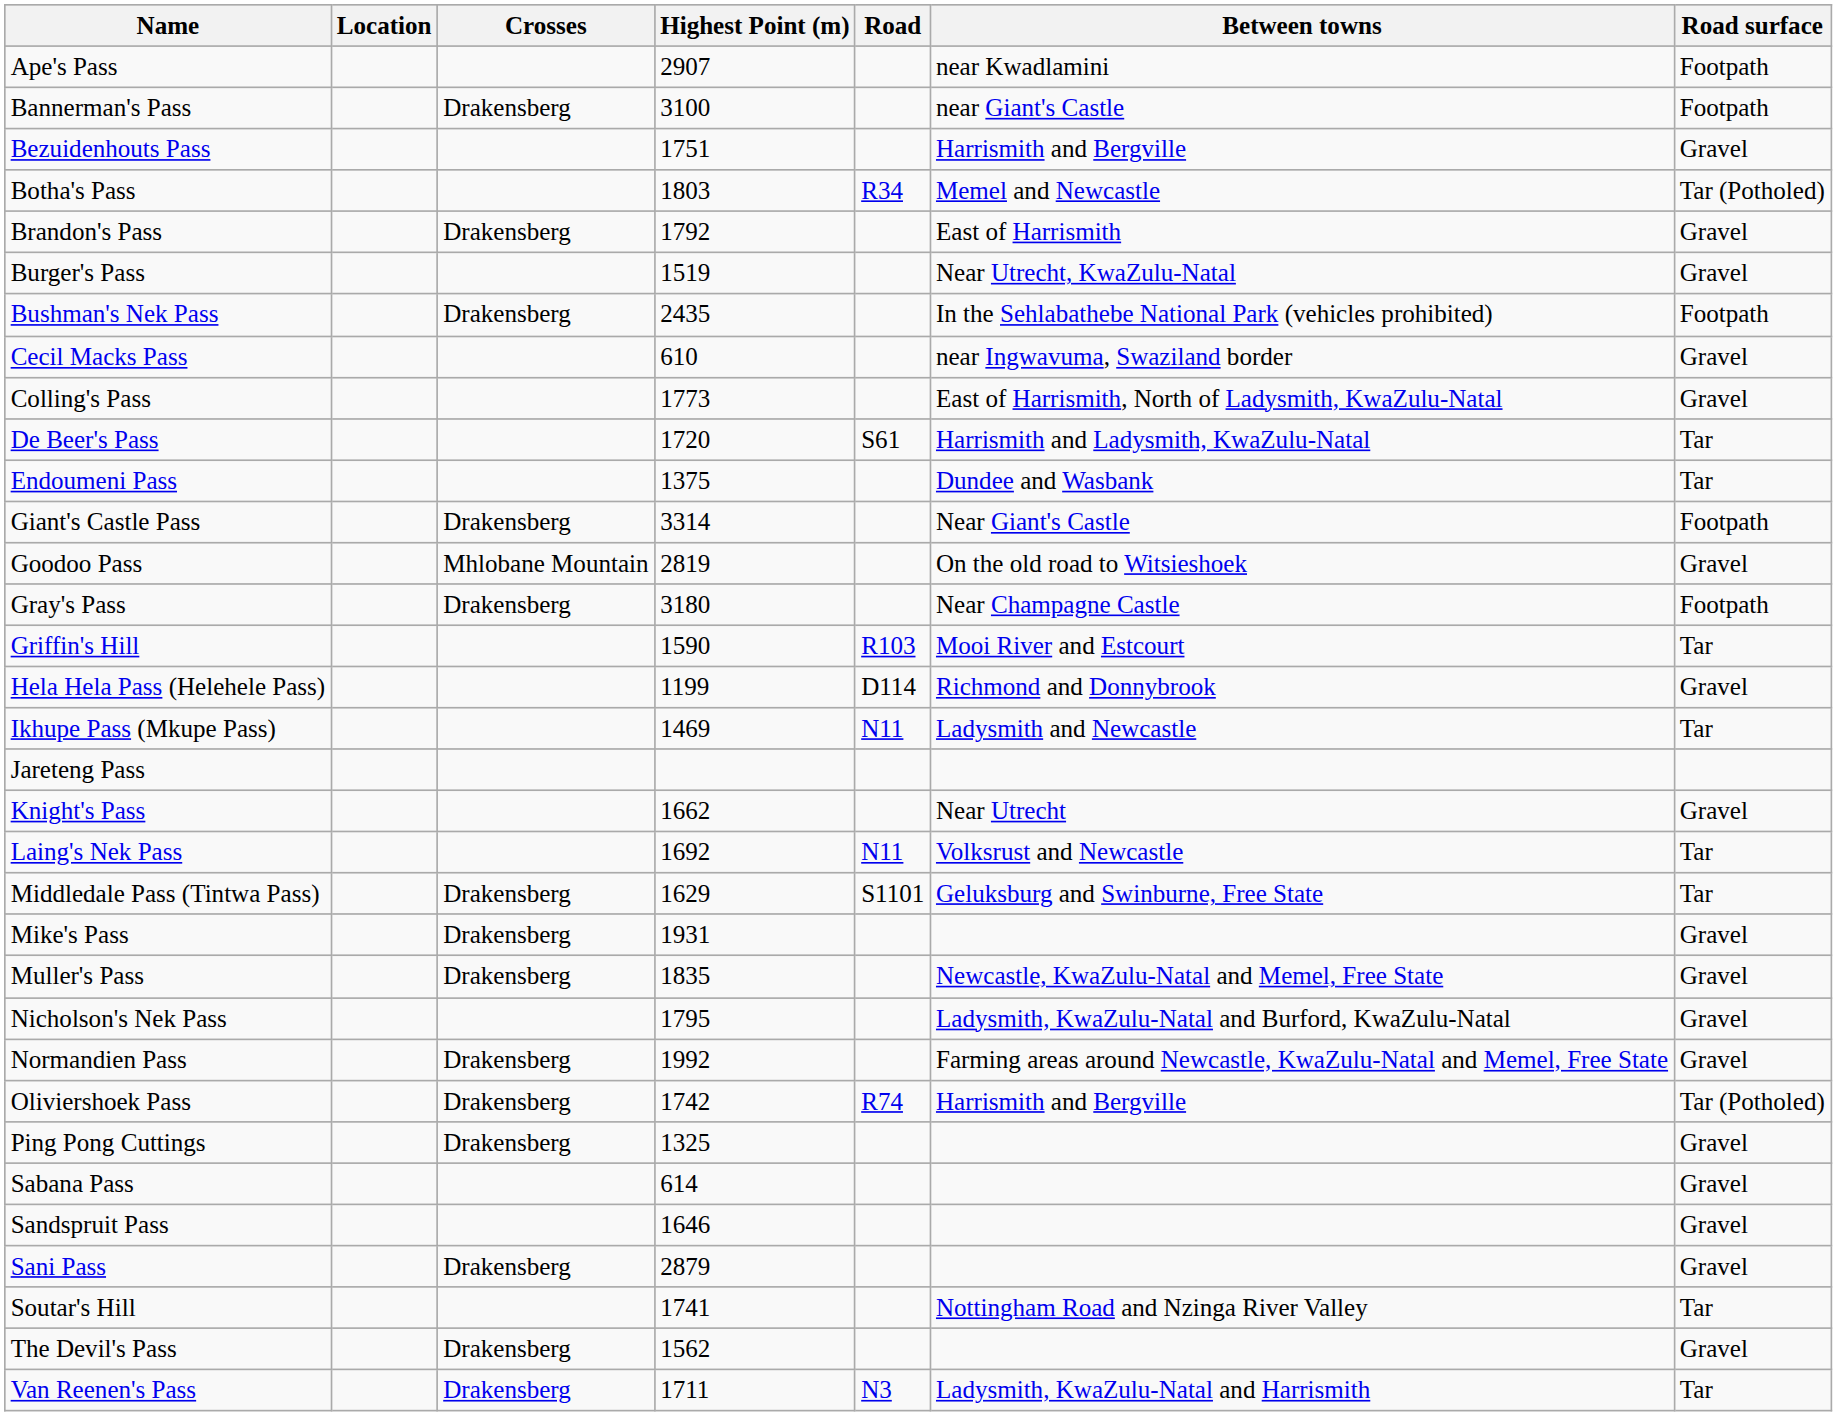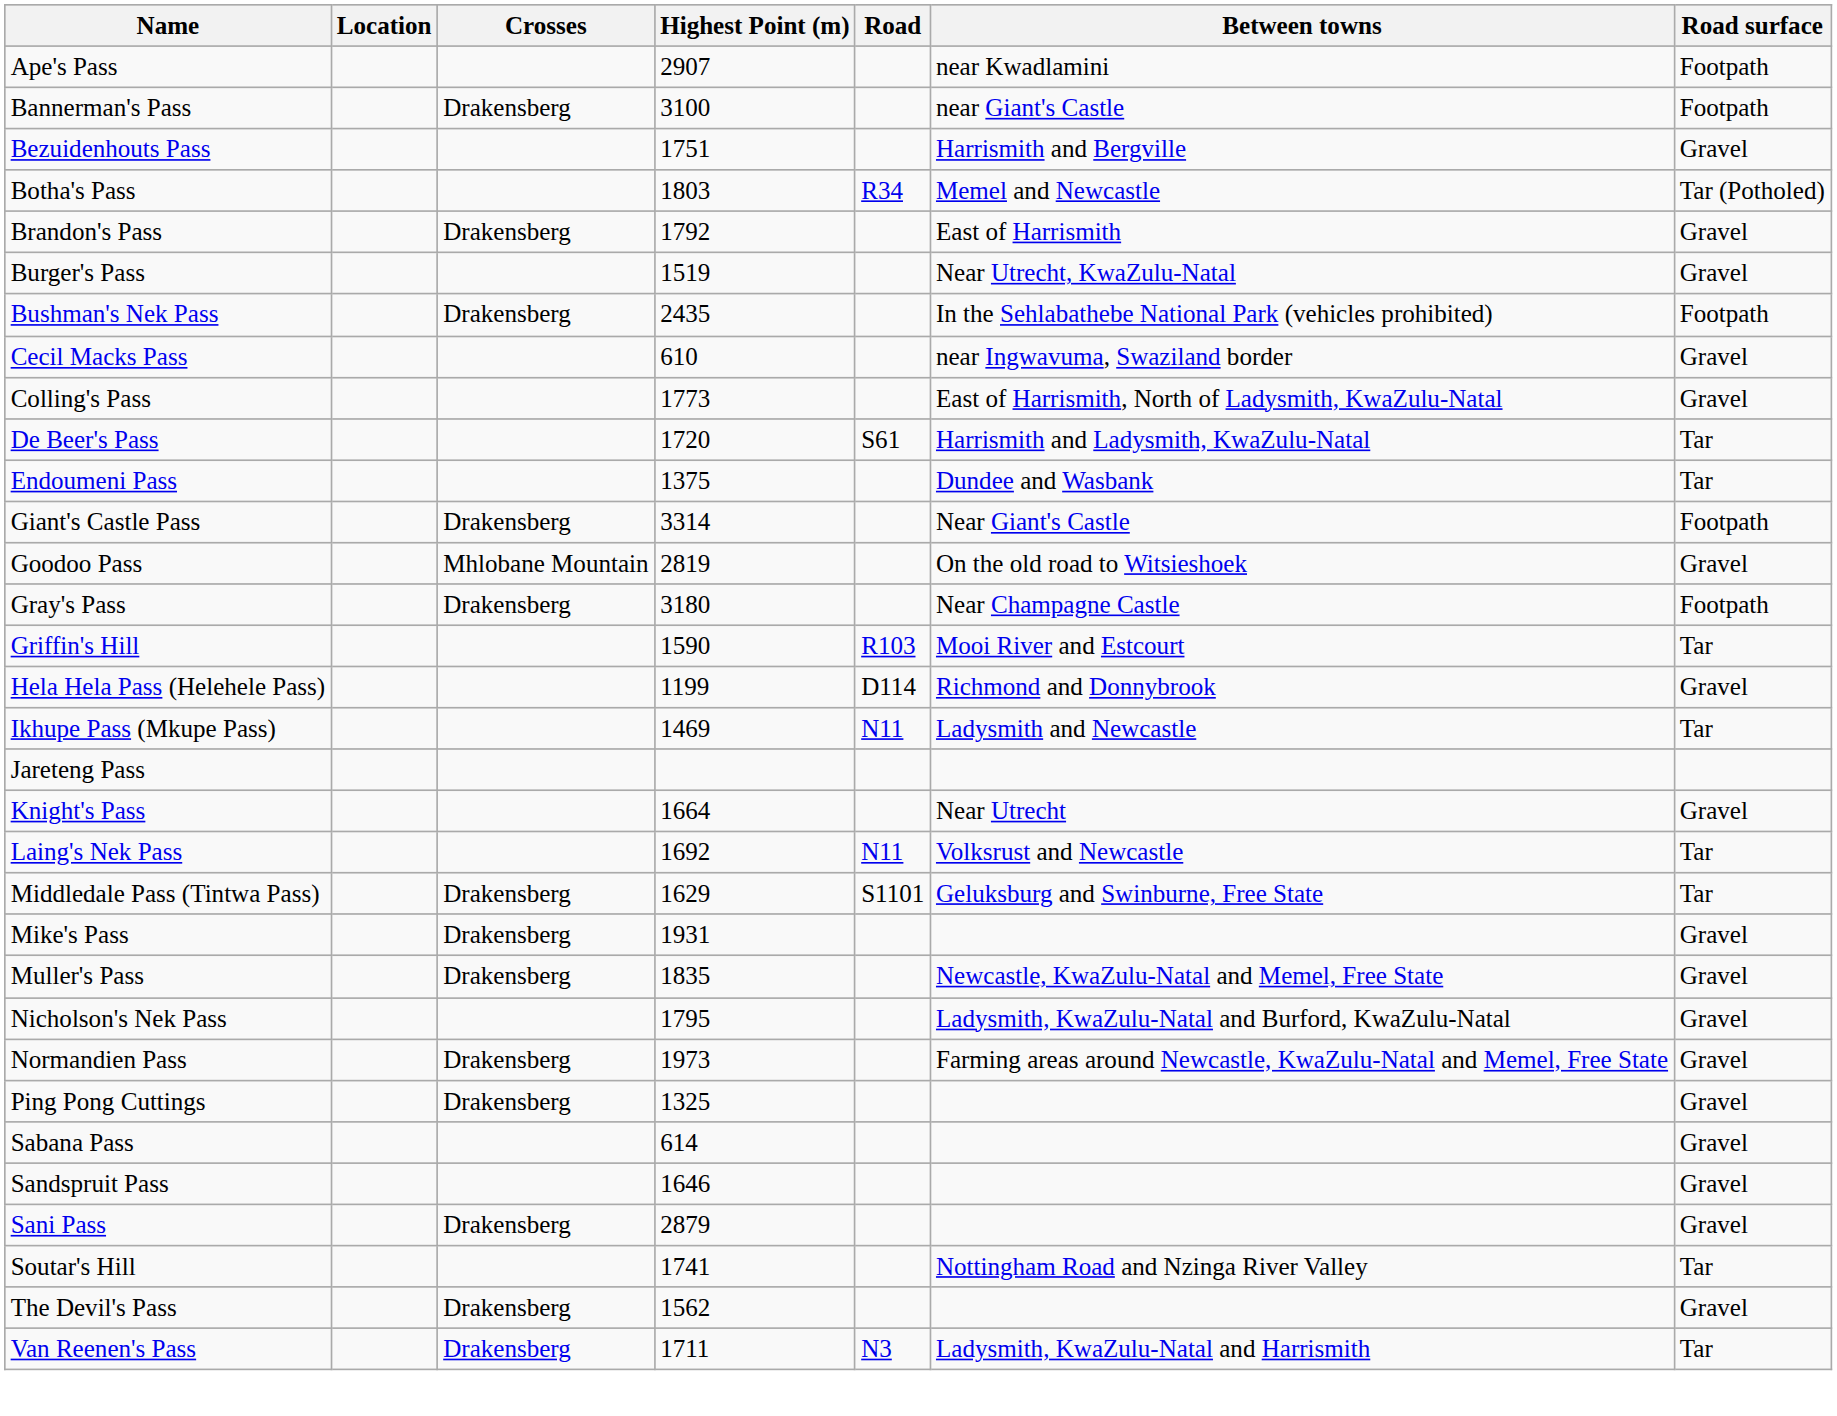(685, 811) 1662 -> (685, 811) 1664
(685, 1059) 1992 -> (685, 1059) 1973
- row: (101, 1100)
